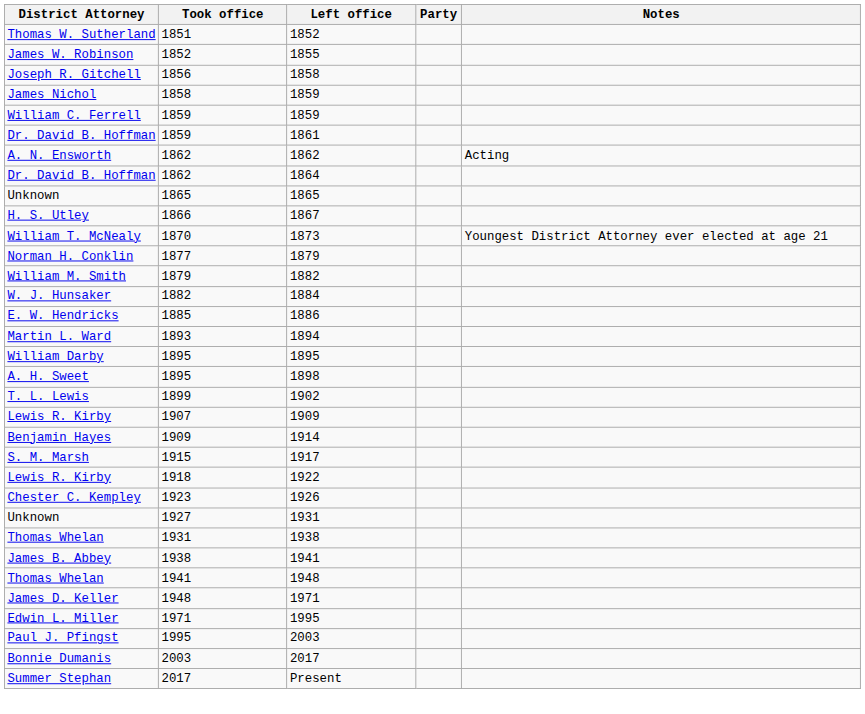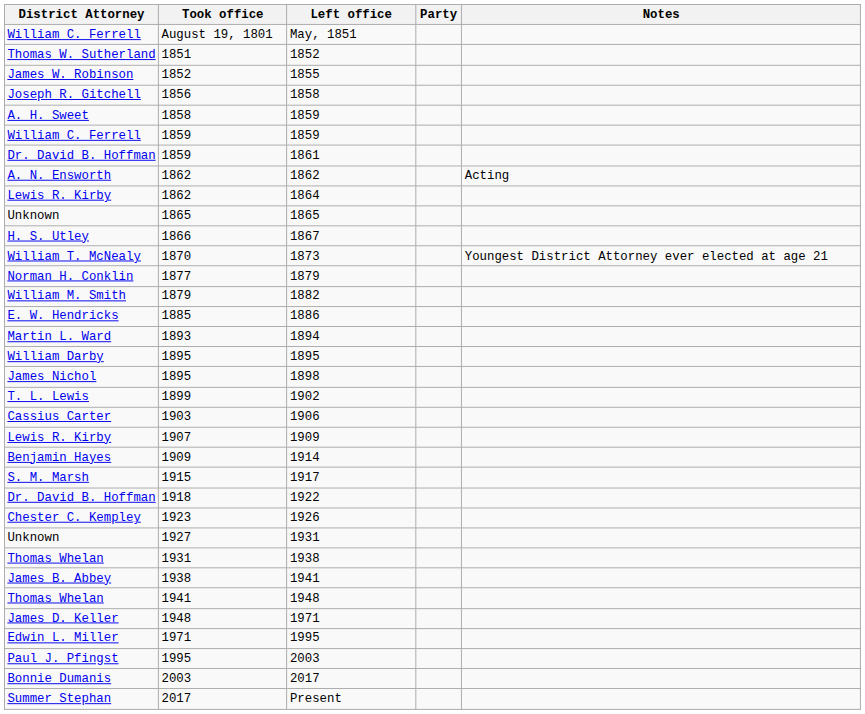+ row: (217, 35)
(52, 95) James Nichol -> (48, 115) A. H. Sweet
(82, 176) Dr. David B. Hoffman -> (59, 196) Lewis R. Kirby
- row: (176, 296)
(48, 377) A. H. Sweet -> (52, 377) James Nichol
+ row: (176, 417)
(59, 477) Lewis R. Kirby -> (82, 498) Dr. David B. Hoffman
